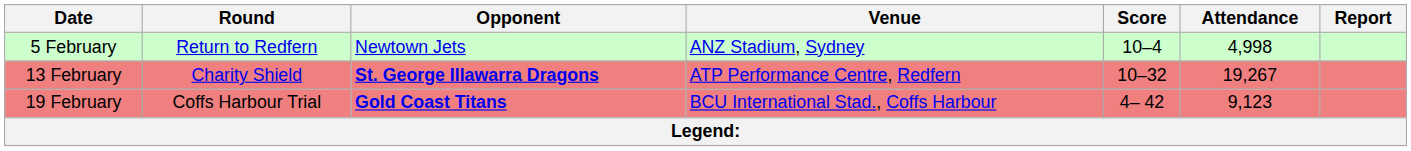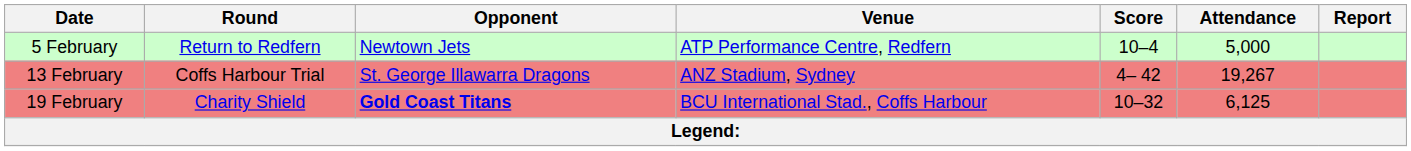(777, 46) ANZ Stadium, Sydney -> (816, 46) ATP Performance Centre, Redfern
(1250, 46) 4,998 -> (1248, 46) 5,000
(247, 74) Charity Shield -> (250, 74) Coffs Harbour Trial
(477, 74) bold -> (475, 74) normal
(825, 74) ATP Performance Centre, Redfern -> (768, 74) ANZ Stadium, Sydney
(1142, 74) 10–32 -> (1139, 74) 4– 42
(247, 103) Coffs Harbour Trial -> (250, 103) Charity Shield
(1142, 103) 4– 42 -> (1139, 103) 10–32
(1250, 103) 9,123 -> (1248, 103) 6,125
